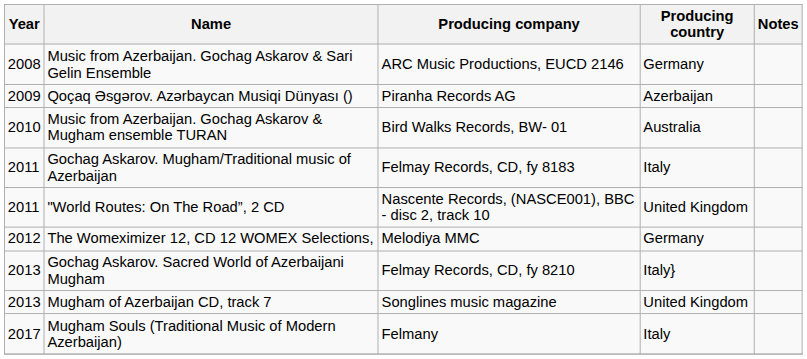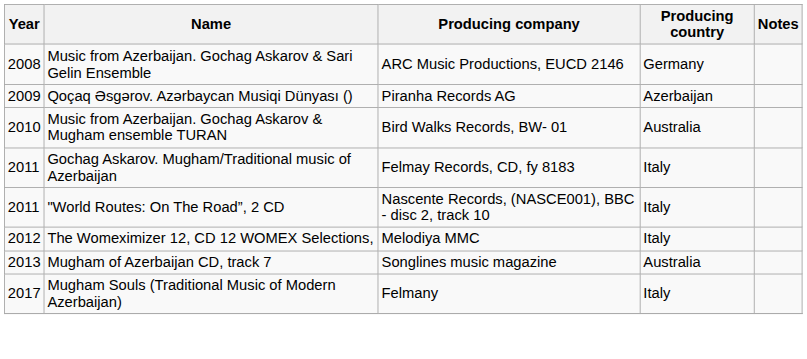(696, 207) United Kingdom -> (657, 207) Italy
(674, 239) Germany -> (657, 239) Italy
- row: (196, 270)
(696, 302) United Kingdom -> (672, 262) Australia
